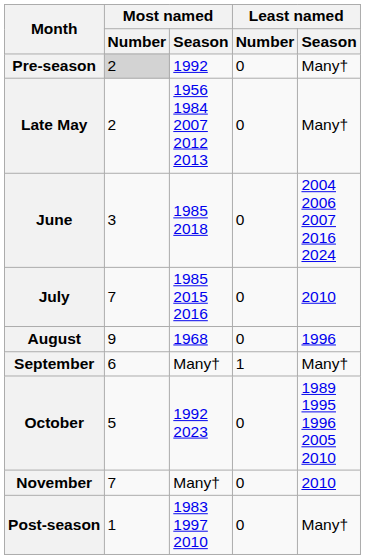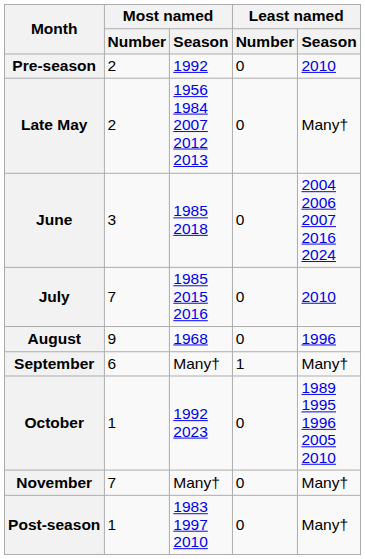(112, 66) lightgrey background -> (112, 66) no background
(325, 66) Many† -> (319, 66) 2010
(112, 423) 5 -> (112, 423) 1
(319, 482) 2010 -> (325, 482) Many†
